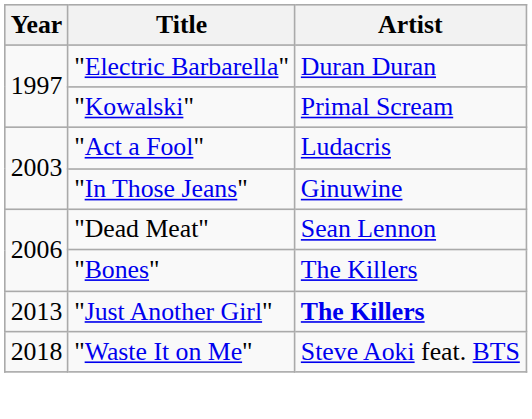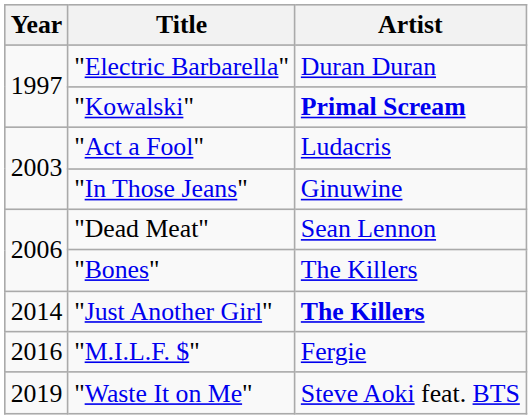(377, 106) normal -> (383, 106) bold
(37, 310) 2013 -> (37, 310) 2014
+ row: (137, 351)
(37, 351) 2018 -> (37, 392) 2019
